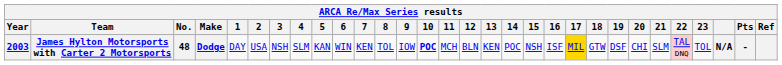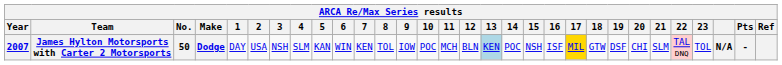(18, 47) 2003 -> (18, 47) 2007
(184, 47) 48 -> (184, 47) 50
(428, 47) bold -> (428, 47) normal
(491, 47) no background -> (491, 47) lightblue background
